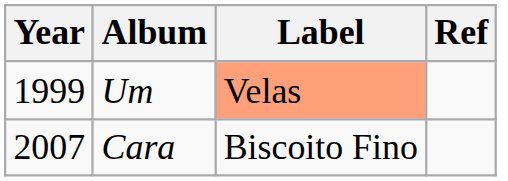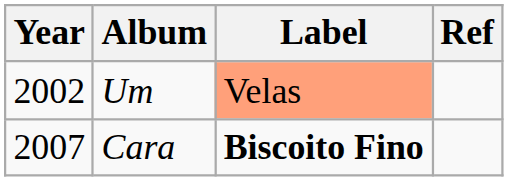(49, 89) 1999 -> (49, 89) 2002
(321, 146) normal -> (324, 146) bold
